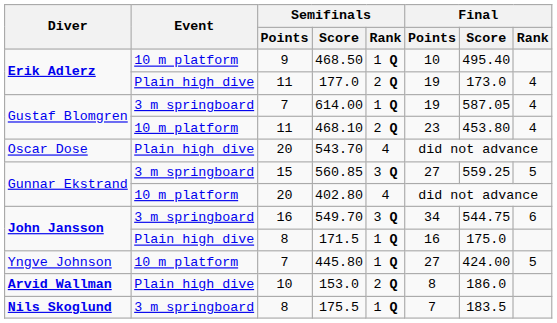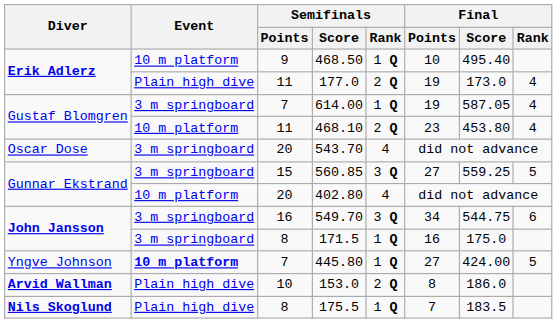(194, 150) Plain high dive -> (194, 150) 3 m springboard
(194, 240) Plain high dive -> (194, 240) 3 m springboard
(186, 262) normal -> (186, 262) bold
(194, 307) 3 m springboard -> (194, 307) Plain high dive
